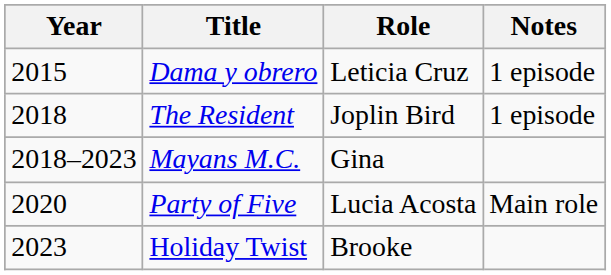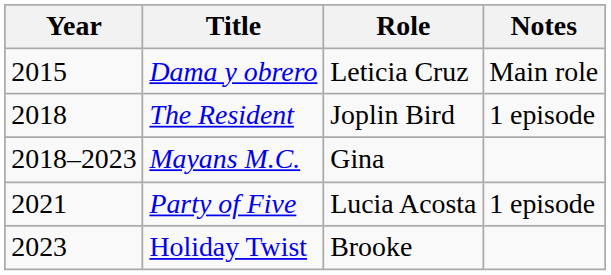(542, 70) 1 episode -> (544, 70) Main role
(39, 203) 2020 -> (39, 203) 2021
(544, 203) Main role -> (542, 203) 1 episode
